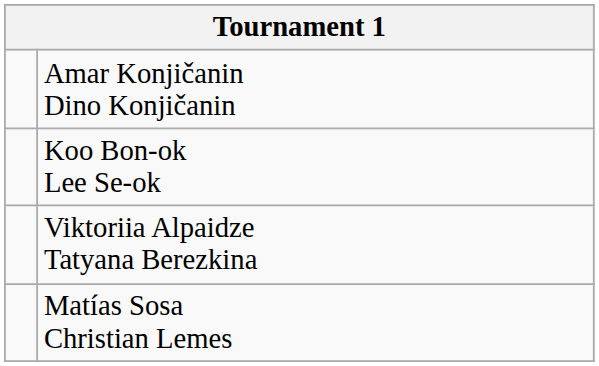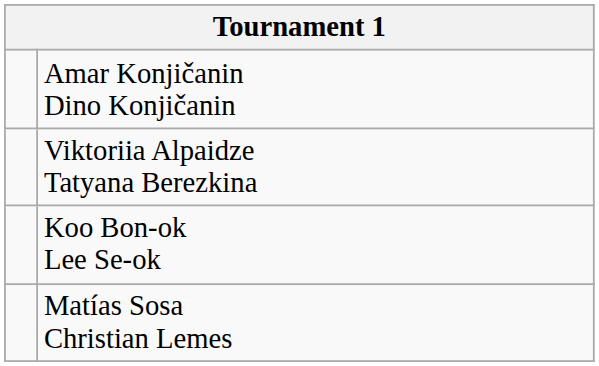rows swapped: (151, 244) <-> (115, 166)
